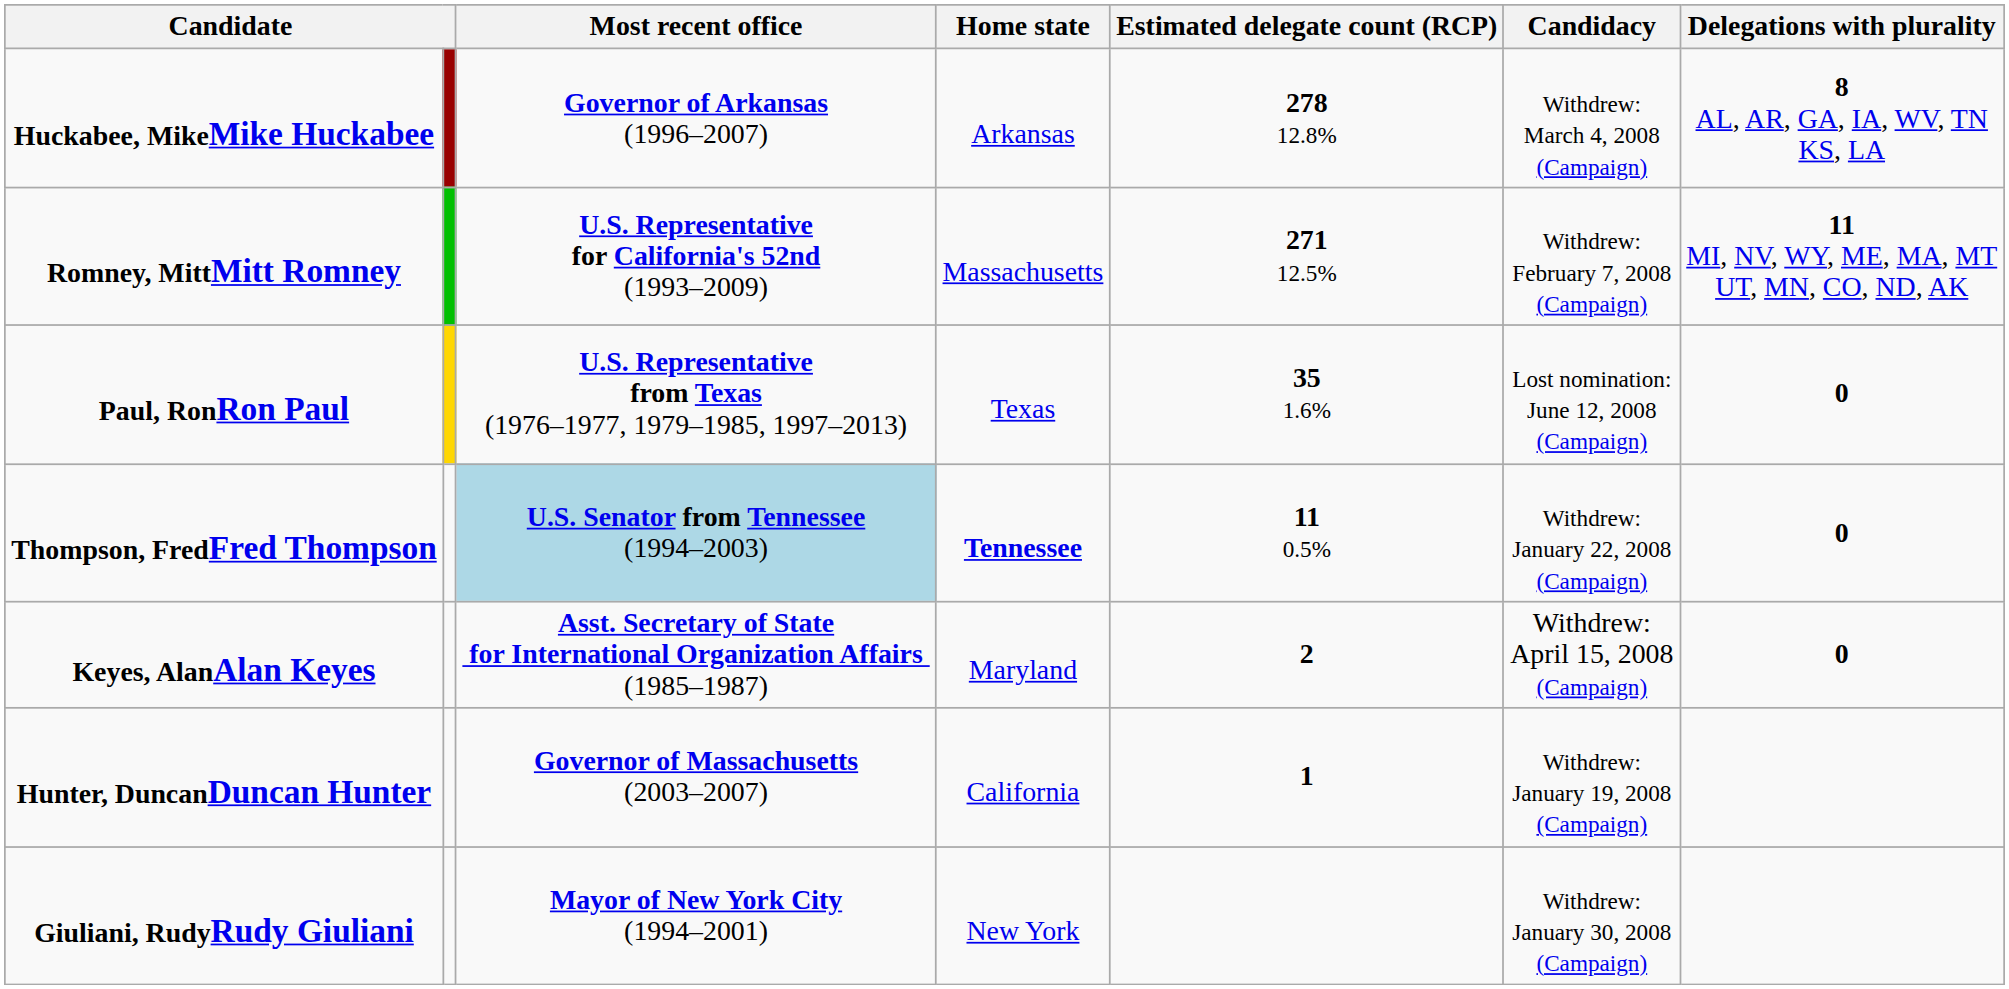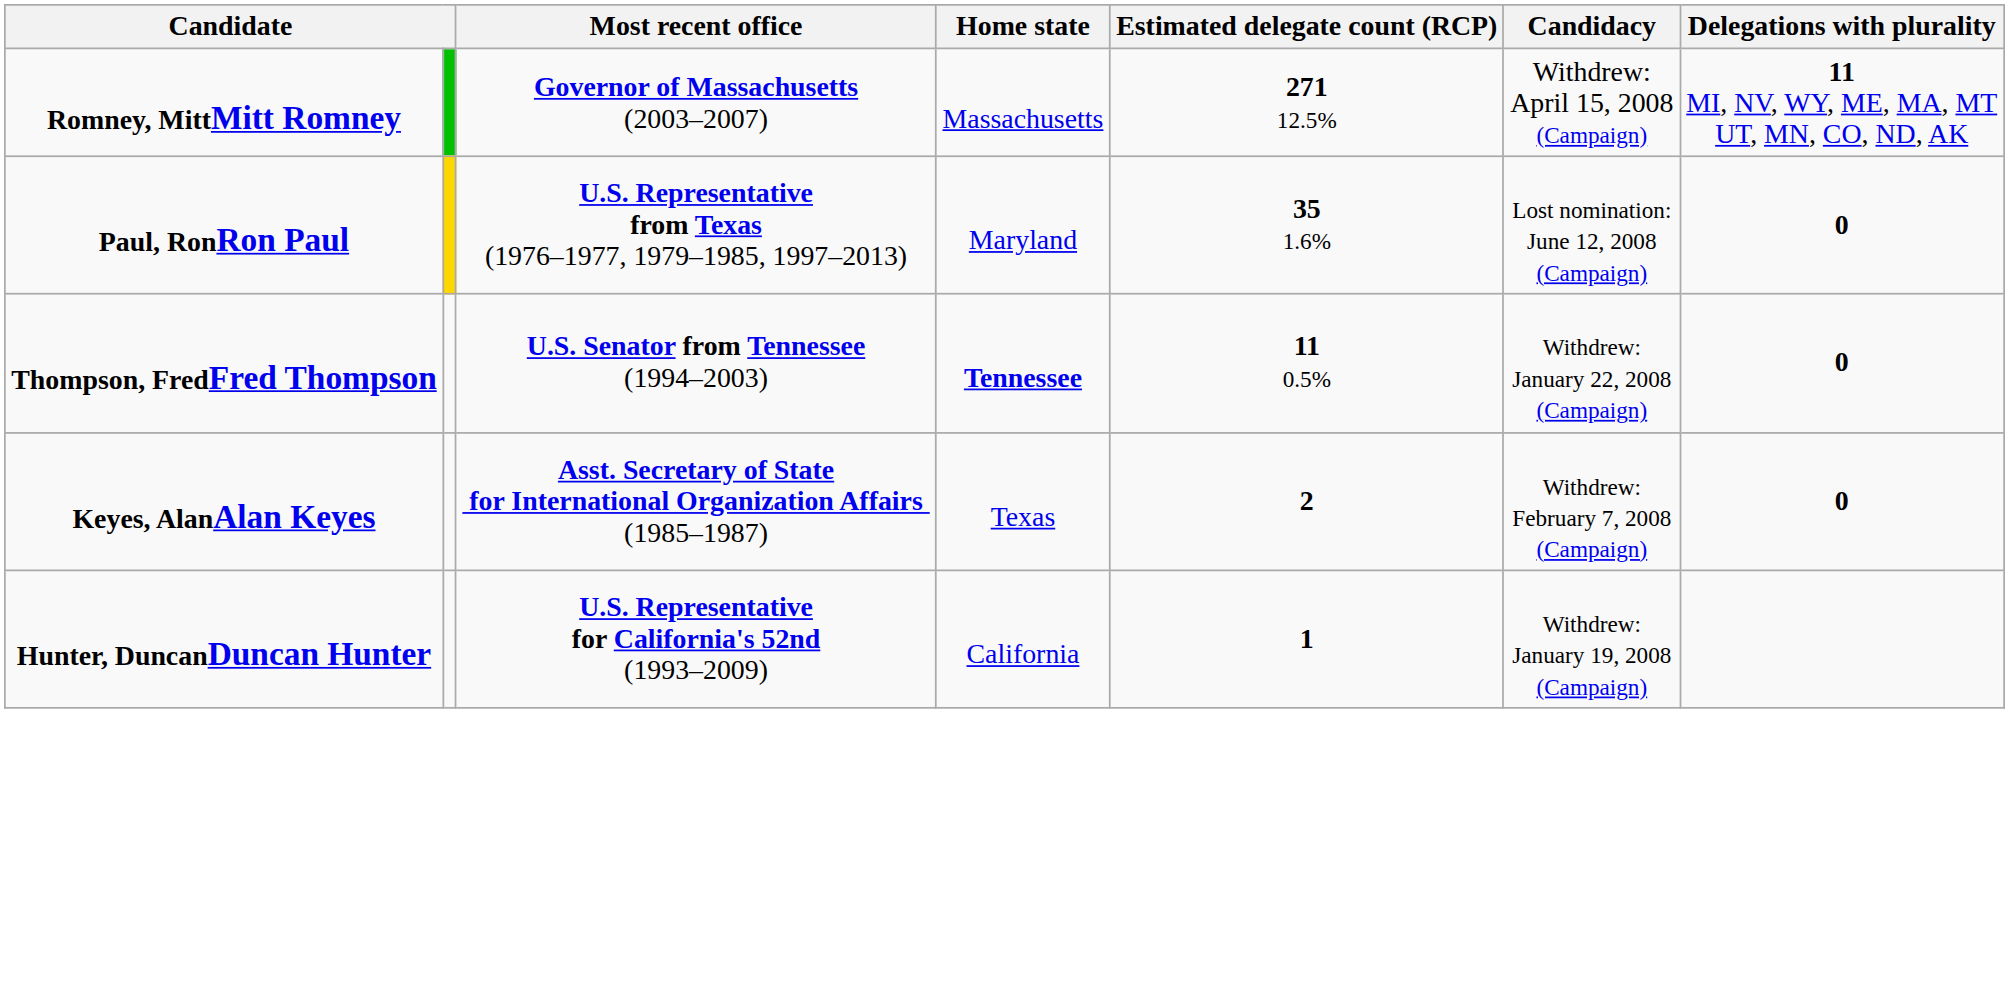- row: (224, 133)
(696, 255) U.S. Representative for California's 52nd (1993–2009) -> (696, 102) Governor of Massachusetts (2003–2007)
(1592, 273) Withdrew: February 7, 2008 (Campaign) -> (1592, 102) Withdrew: April 15, 2008 (Campaign)
(1023, 409) Texas -> (1023, 240) Maryland
(696, 532) lightblue background -> (696, 362) no background
(1023, 670) Maryland -> (1023, 516) Texas
(1592, 654) Withdrew: April 15, 2008 (Campaign) -> (1592, 518) Withdrew: February 7, 2008 (Campaign)
(696, 776) Governor of Massachusetts (2003–2007) -> (696, 638) U.S. Representative for California's 52nd (1993–2009)
- row: (224, 930)
